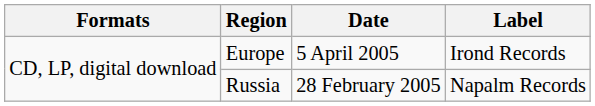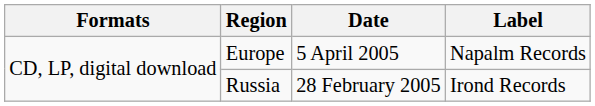(508, 52) Irond Records -> (518, 52) Napalm Records
(518, 85) Napalm Records -> (508, 85) Irond Records
